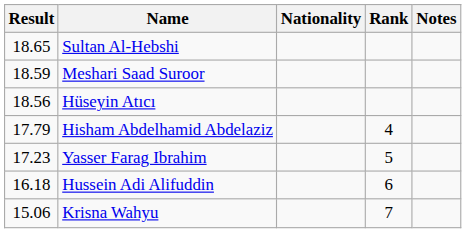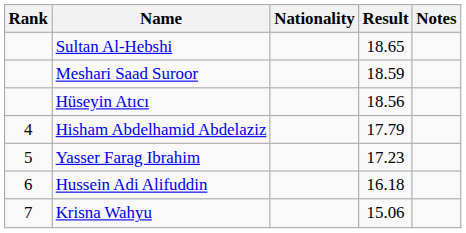columns swapped: (389, 18) <-> (31, 18)
